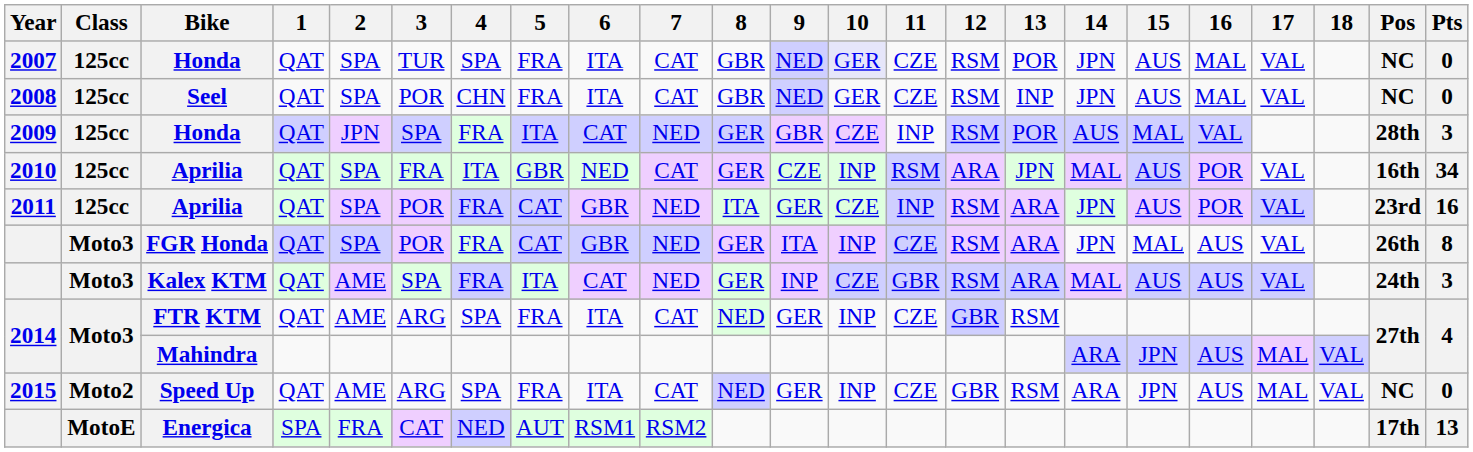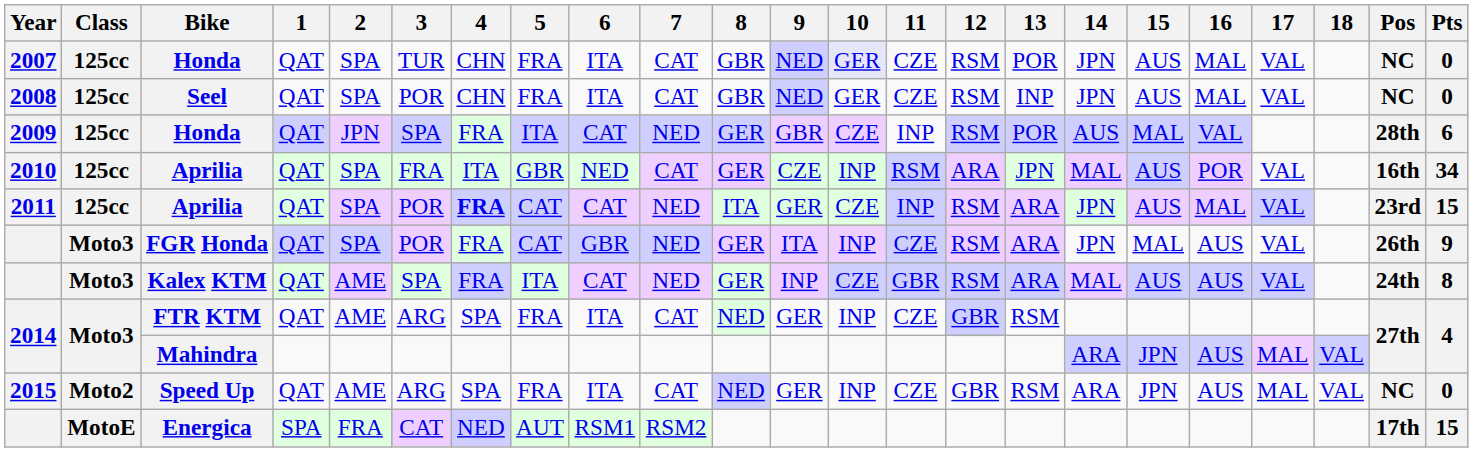(481, 59) SPA -> (481, 59) CHN
(1447, 133) 3 -> (1447, 133) 6
(481, 206) normal -> (481, 206) bold
(605, 206) GBR -> (605, 206) CAT
(1220, 206) POR -> (1220, 206) MAL
(1447, 206) 16 -> (1447, 206) 15
(1447, 243) 8 -> (1447, 243) 9
(1447, 280) 3 -> (1447, 280) 8
(1447, 427) 13 -> (1447, 427) 15
